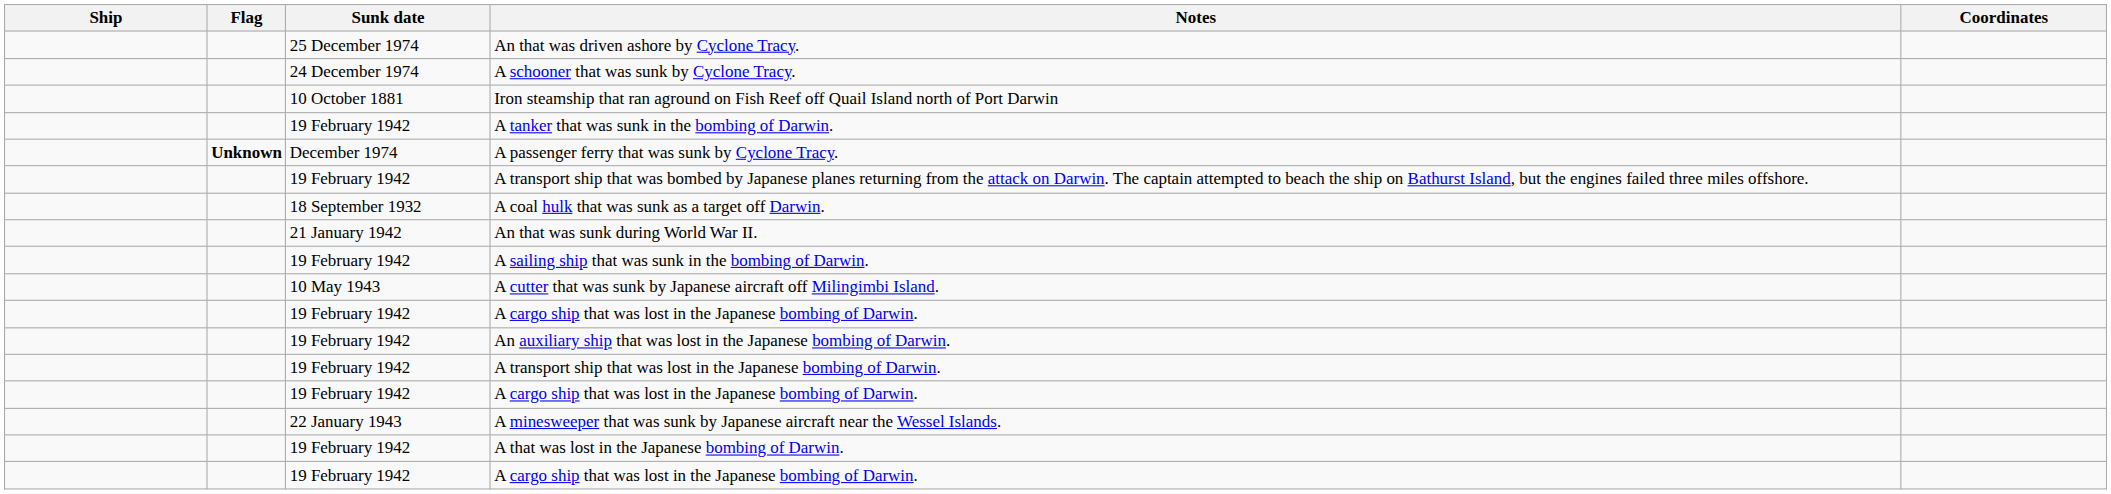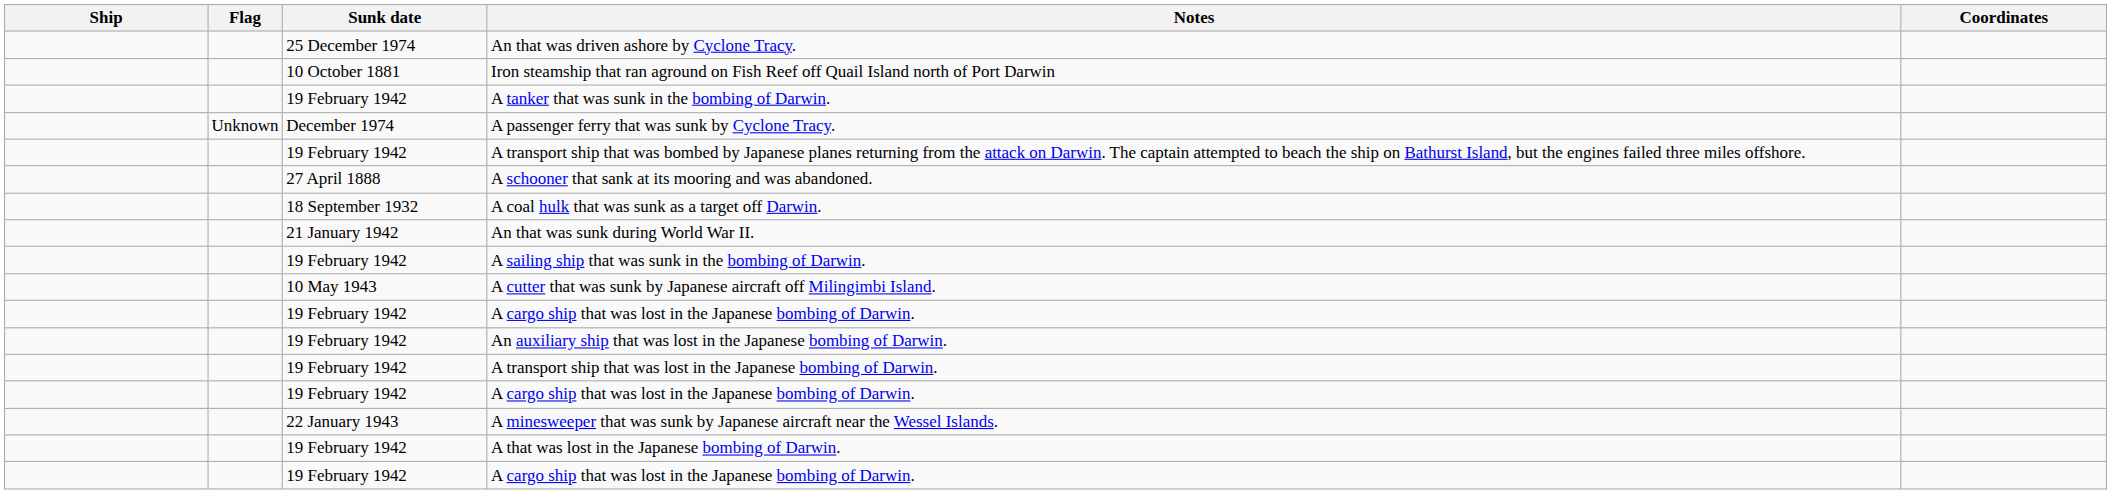- row: (354, 71)
(247, 152) bold -> (245, 125) normal
+ row: (333, 179)
